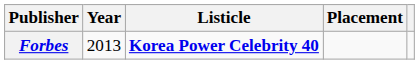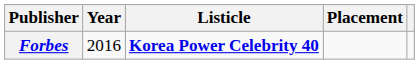(104, 45) 2013 -> (104, 45) 2016
